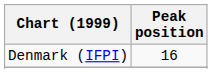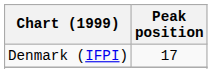(169, 56) 16 -> (169, 56) 17
